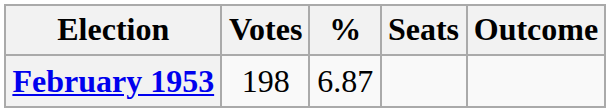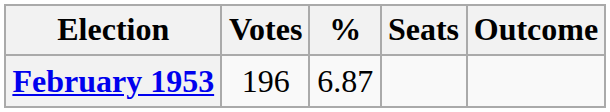(266, 80) 198 -> (266, 80) 196
